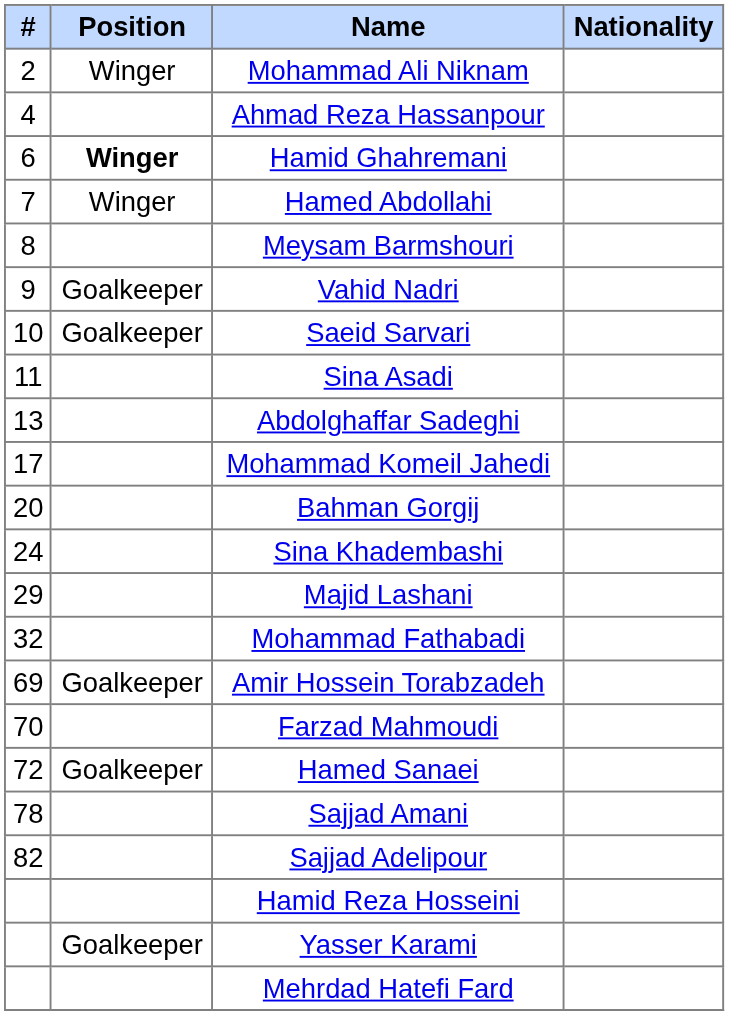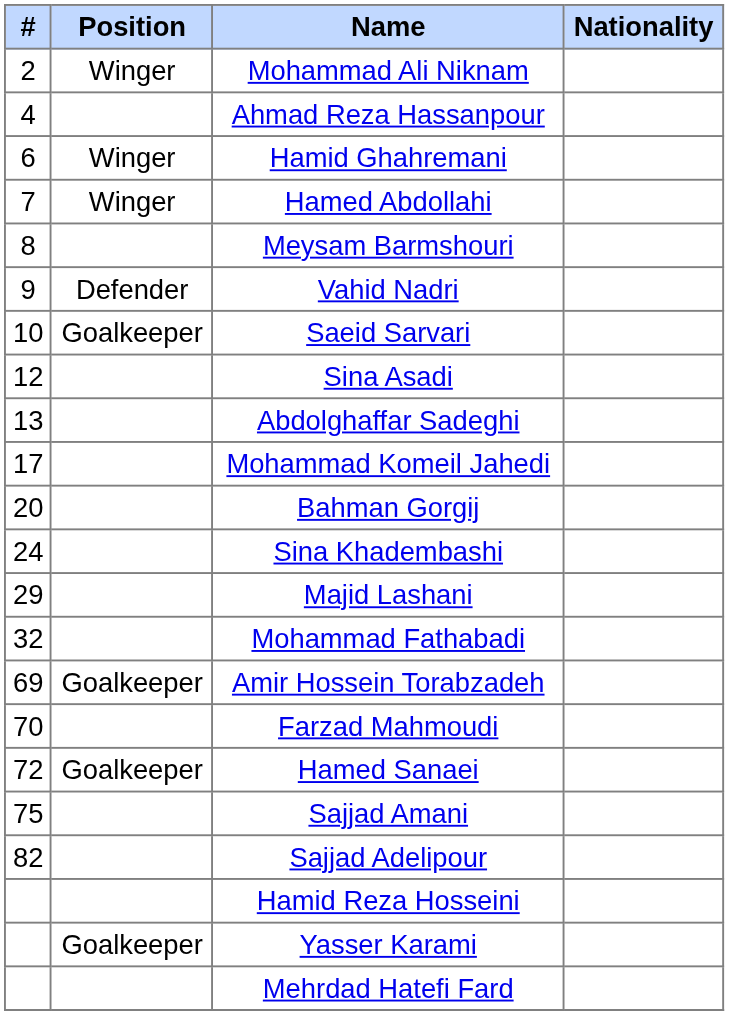(132, 158) bold -> (132, 158) normal
(132, 289) Goalkeeper -> (132, 289) Defender
(28, 376) 11 -> (28, 376) 12
(28, 813) 78 -> (28, 813) 75
